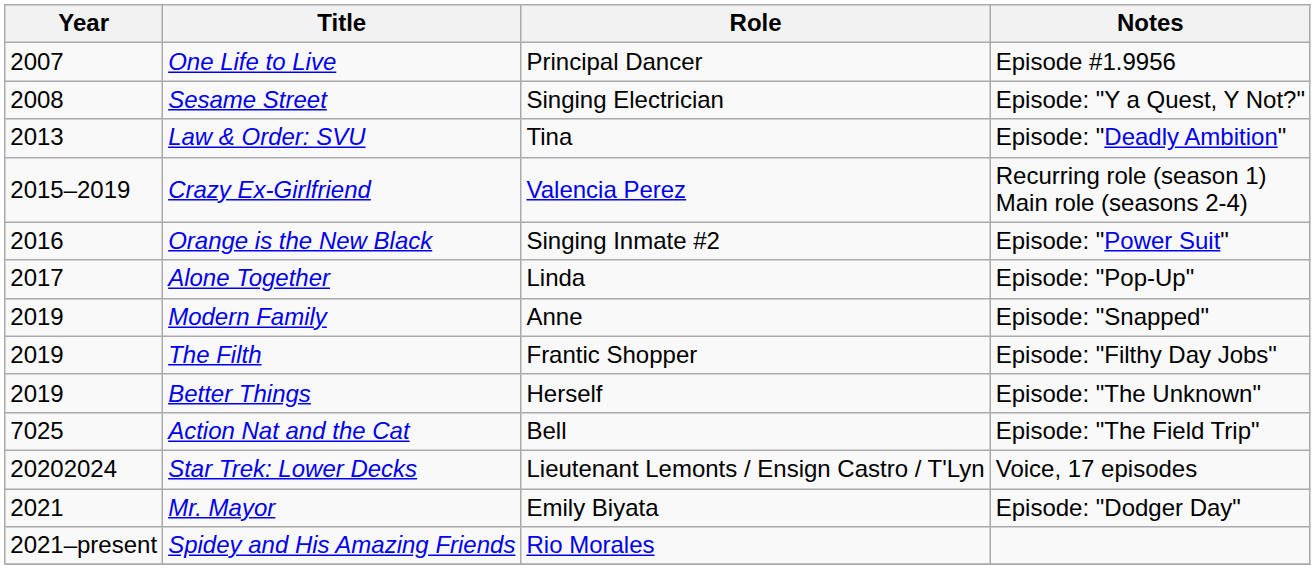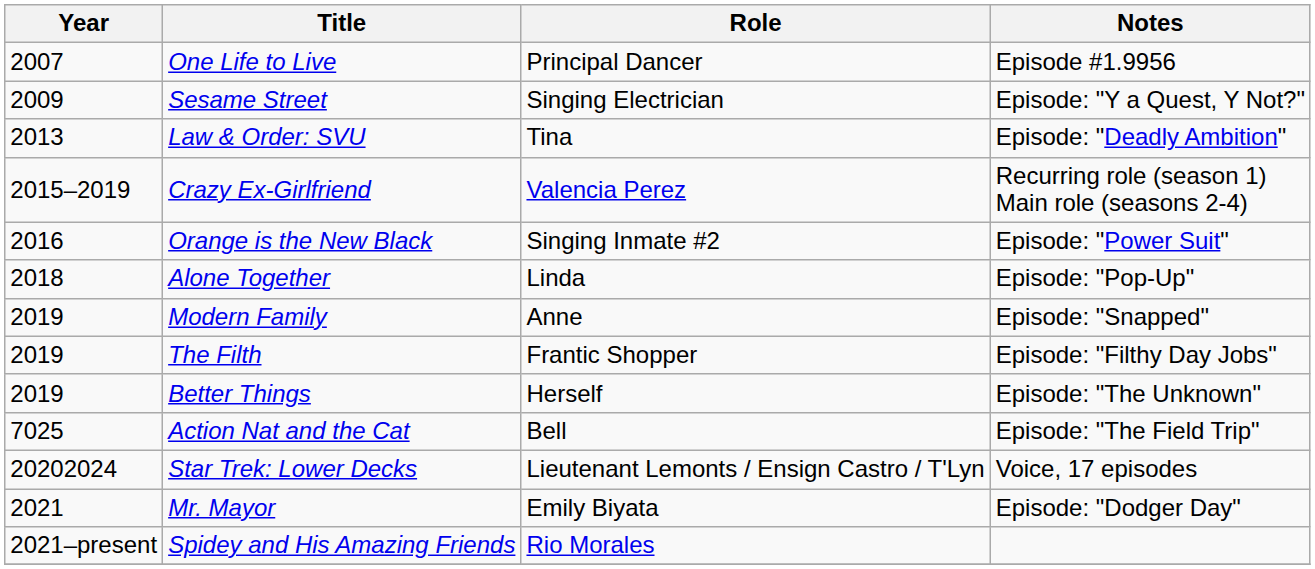(37, 99) 2008 -> (37, 99) 2009
(37, 278) 2017 -> (37, 278) 2018
